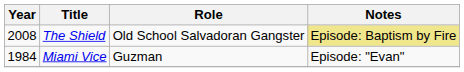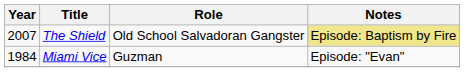(22, 35) 2008 -> (22, 35) 2007
